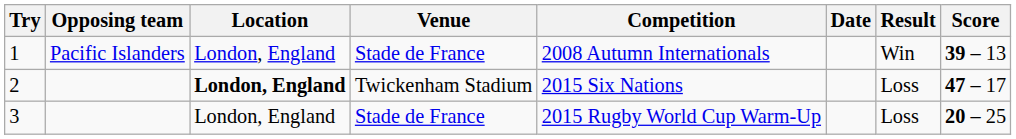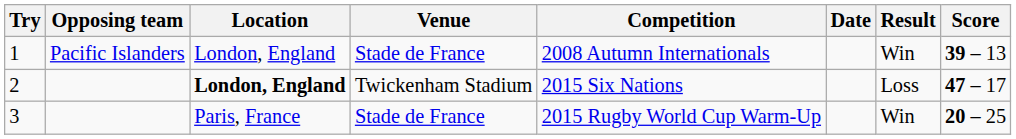(265, 117) London, England -> (247, 117) Paris, France
(900, 117) Loss -> (897, 117) Win
